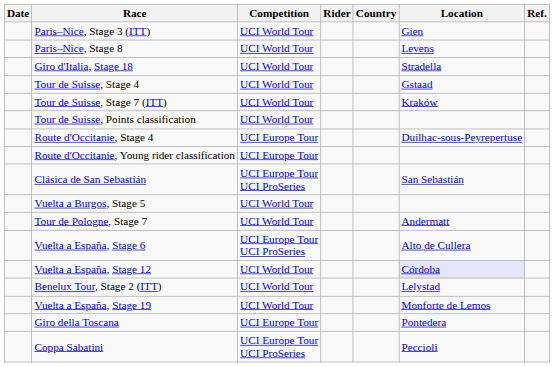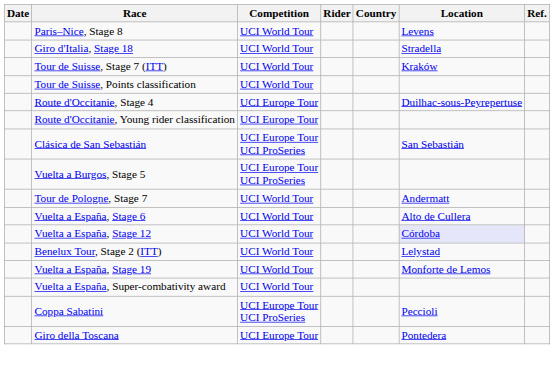- row: (92, 31)
- row: (87, 84)
(277, 203) UCI World Tour -> (279, 174) UCI Europe Tour UCI ProSeries
(279, 245) UCI Europe Tour UCI ProSeries -> (277, 216) UCI World Tour
+ row: (130, 287)
rows swapped: (77, 322) <-> (69, 346)
